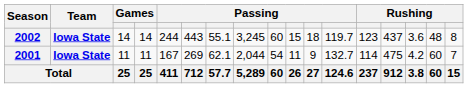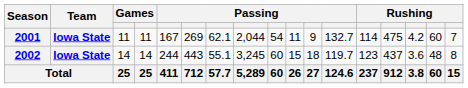rows swapped: (28, 55) <-> (28, 37)
